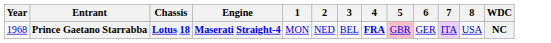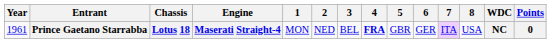+ column: (530, 13)
(17, 30) 1968 -> (17, 30) 1961
(400, 30) pink background -> (400, 30) no background
